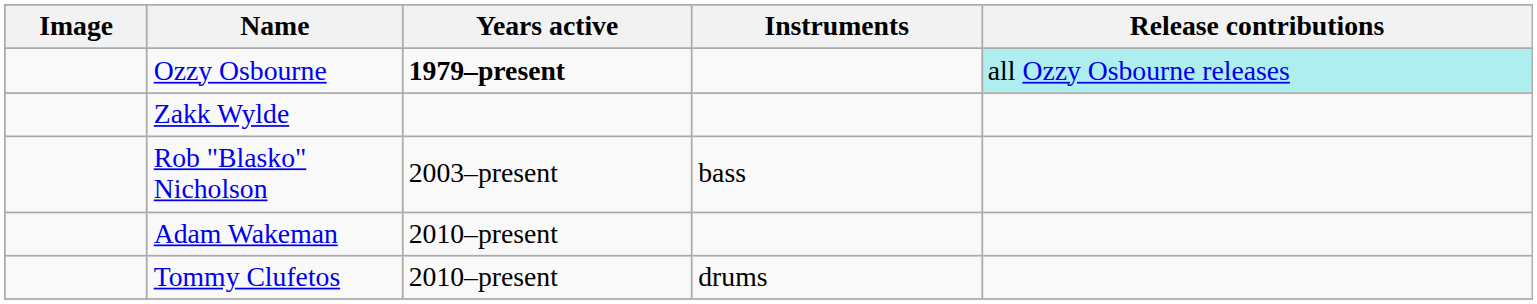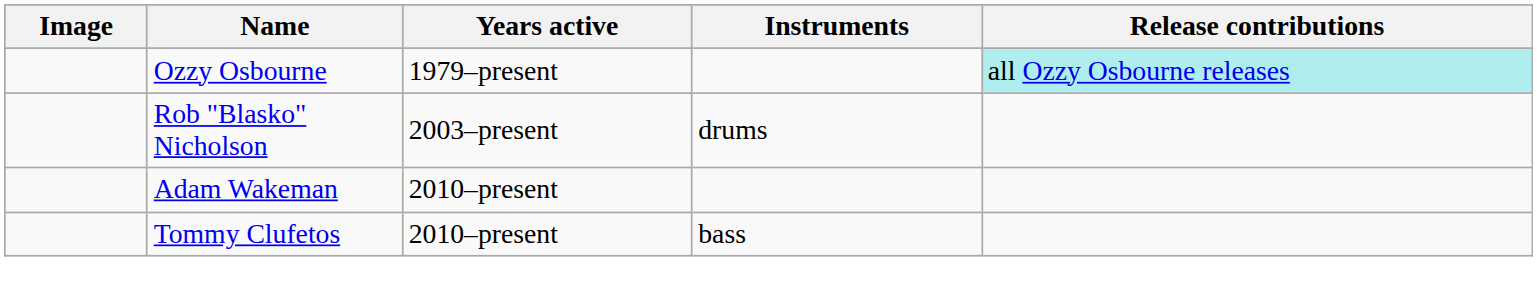(487, 70) bold -> (483, 70) normal
- row: (221, 114)
(722, 173) bass -> (733, 129) drums
(733, 277) drums -> (722, 233) bass
